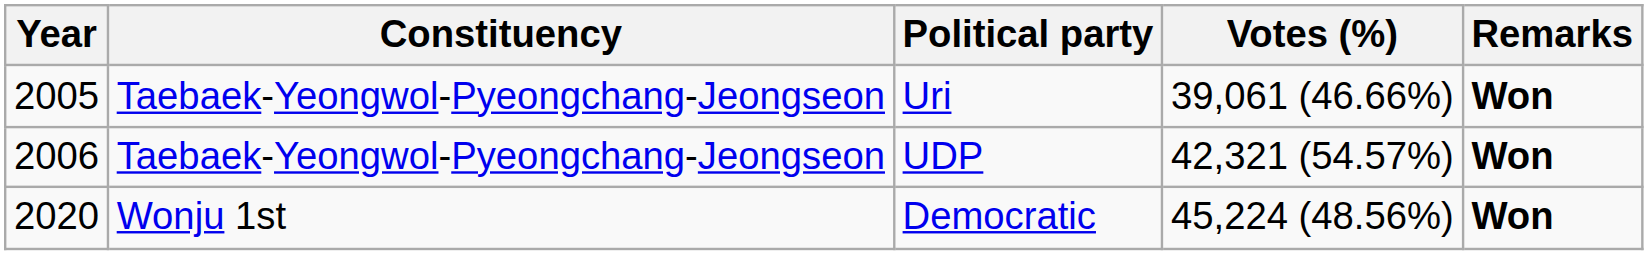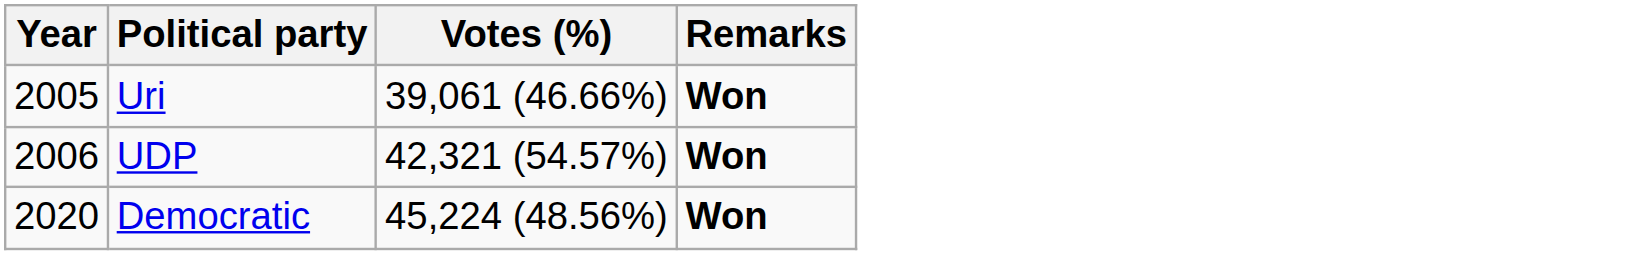- column: (501, 34)
